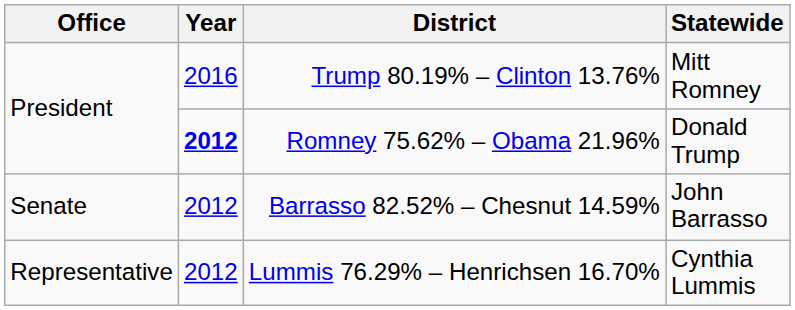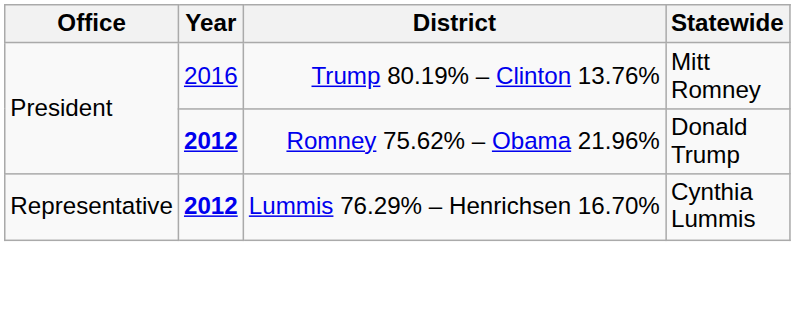- row: (464, 206)
(211, 272) normal -> (211, 206) bold
